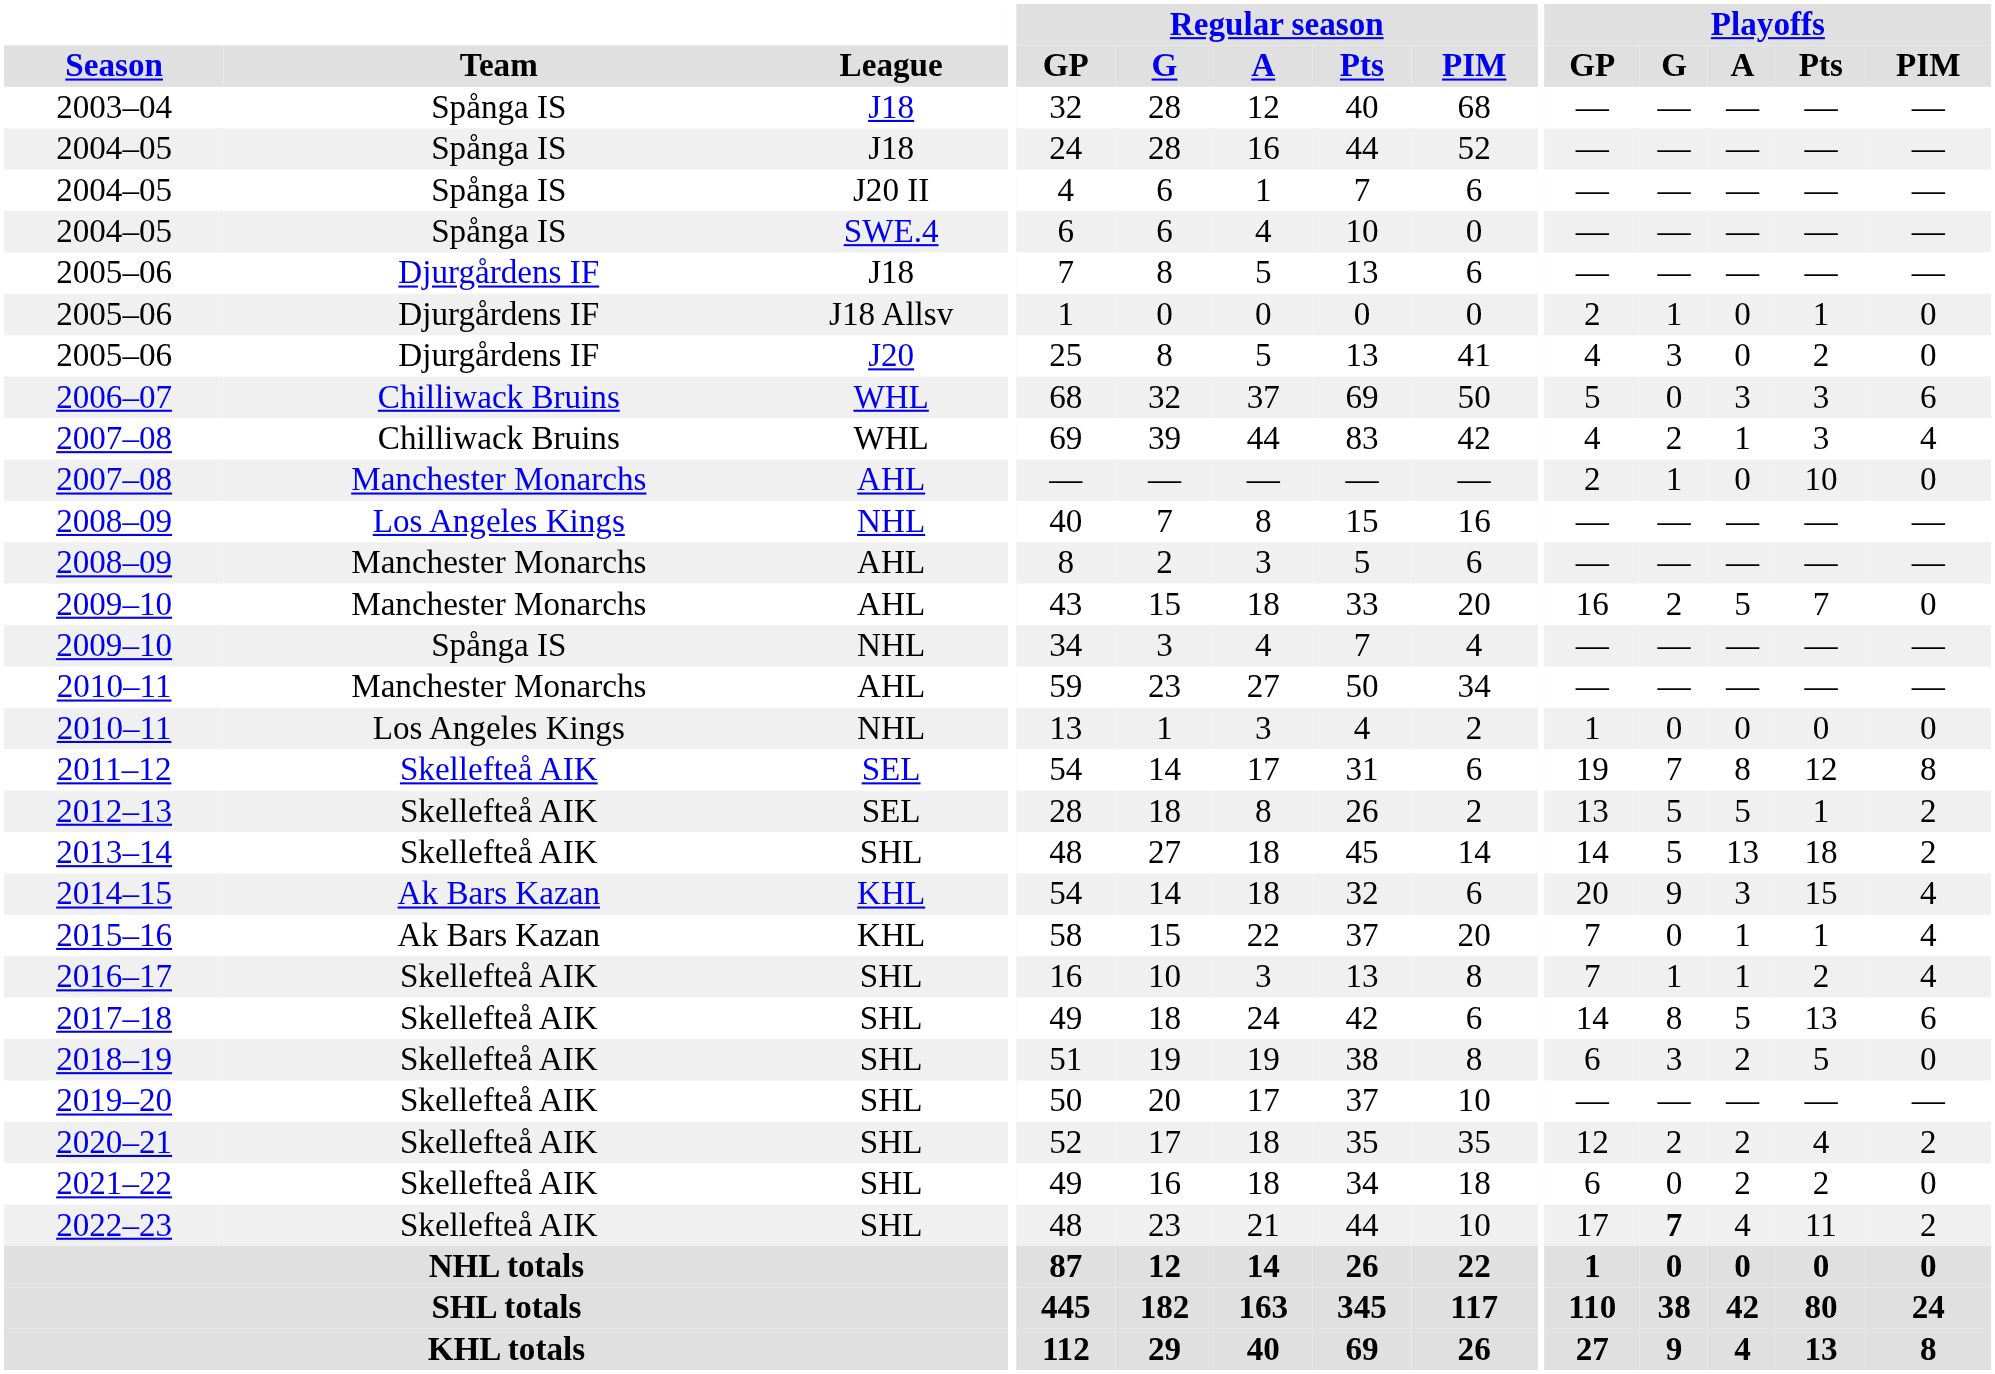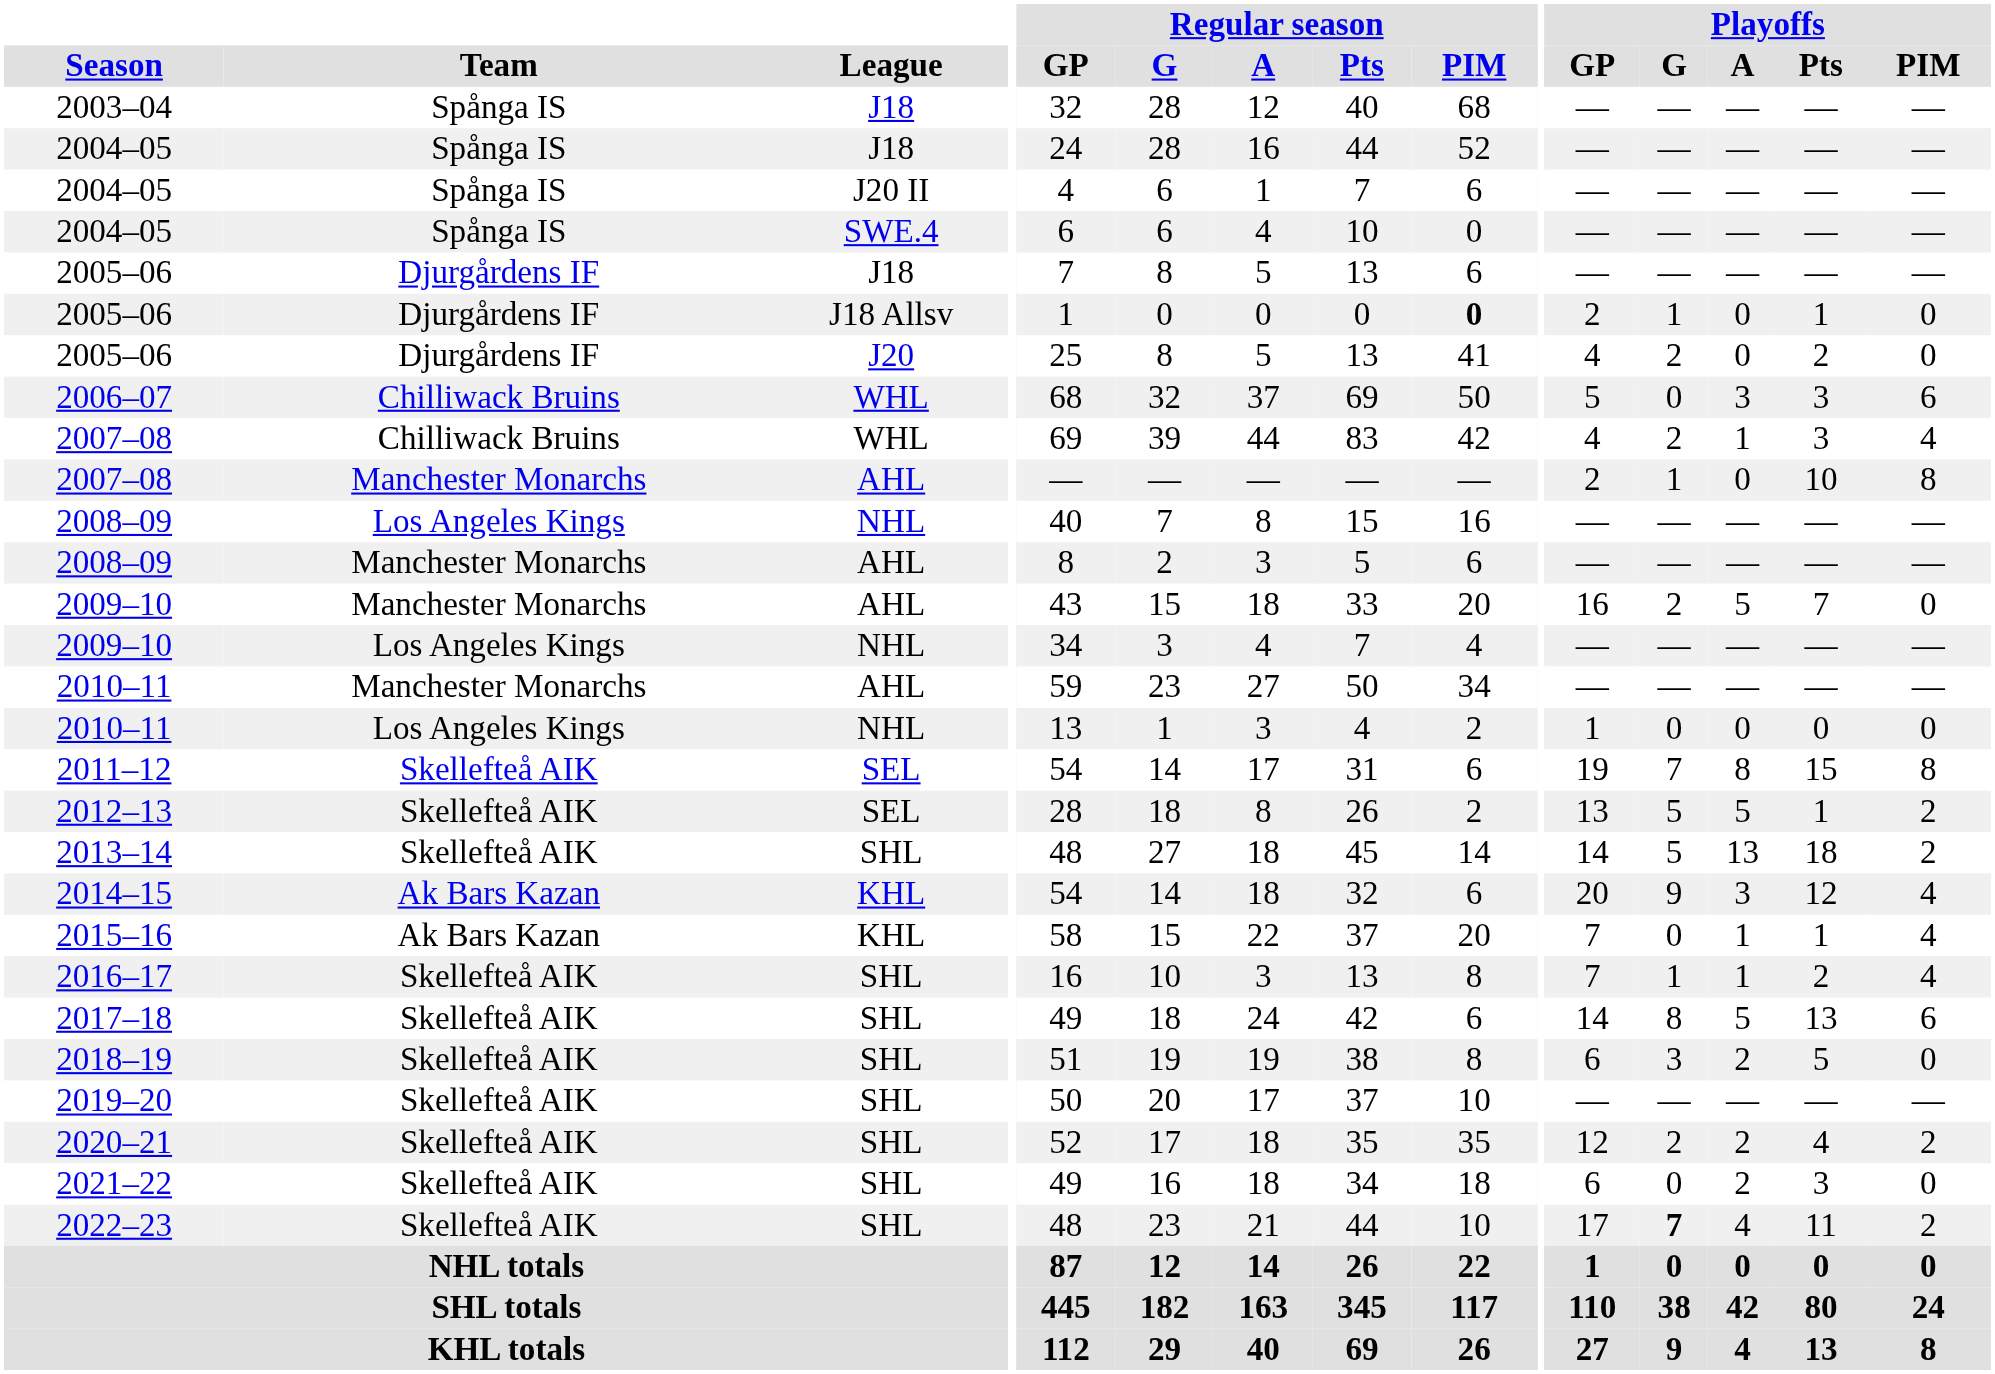(1474, 313) normal -> (1474, 313) bold
(1674, 355) 3 -> (1674, 355) 2
(1928, 479) 0 -> (1928, 479) 8
(499, 645) Spånga IS -> (499, 645) Los Angeles Kings
(1821, 769) 12 -> (1821, 769) 15
(1821, 893) 15 -> (1821, 893) 12
(1821, 1183) 2 -> (1821, 1183) 3
